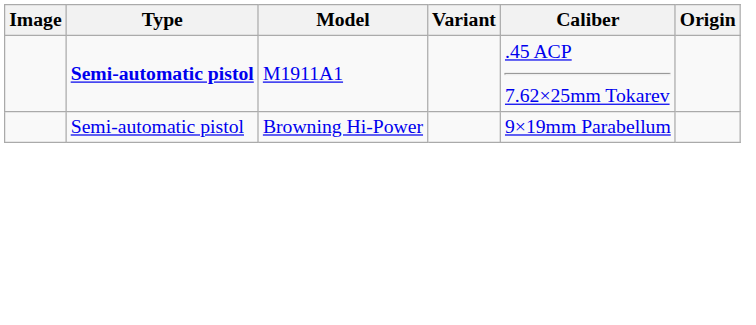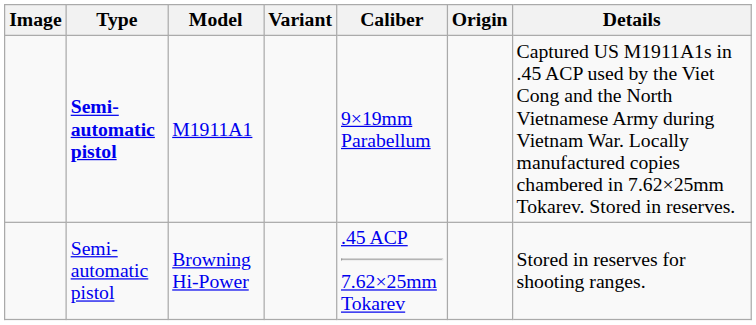+ column: (632, 20)
(588, 73) .45 ACP 7.62×25mm Tokarev -> (386, 128) 9×19mm Parabellum
(588, 126) 9×19mm Parabellum -> (392, 270) .45 ACP 7.62×25mm Tokarev
